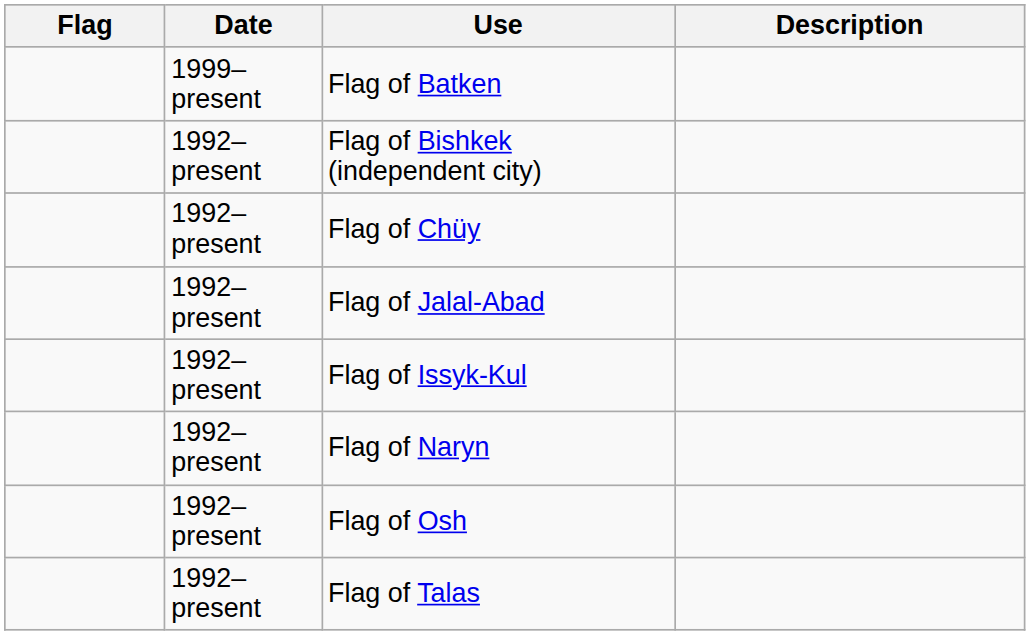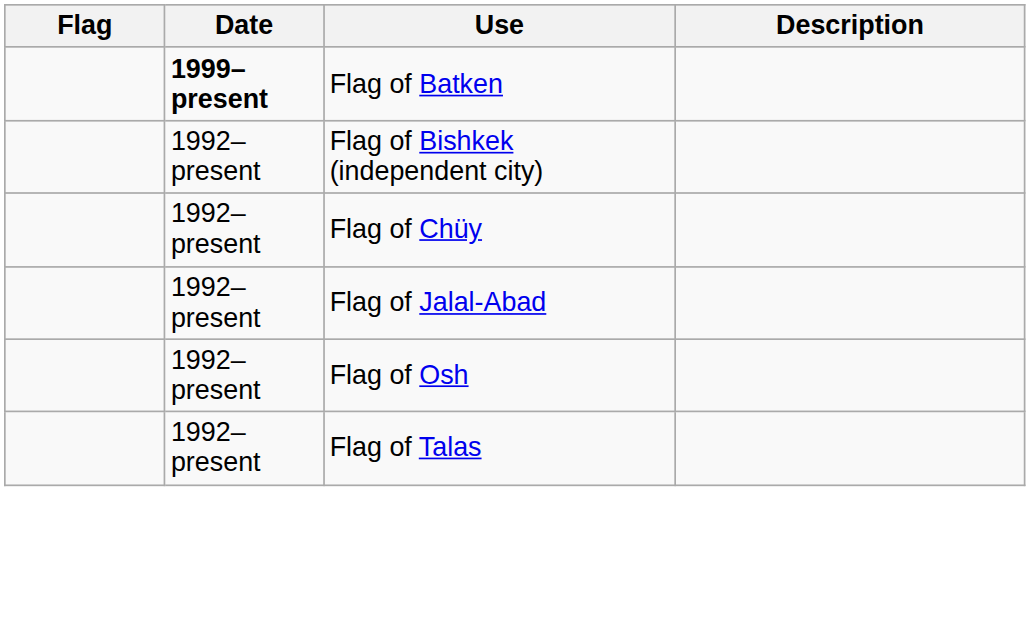(216, 83) normal -> (219, 83) bold
- row: (427, 375)
- row: (409, 447)
